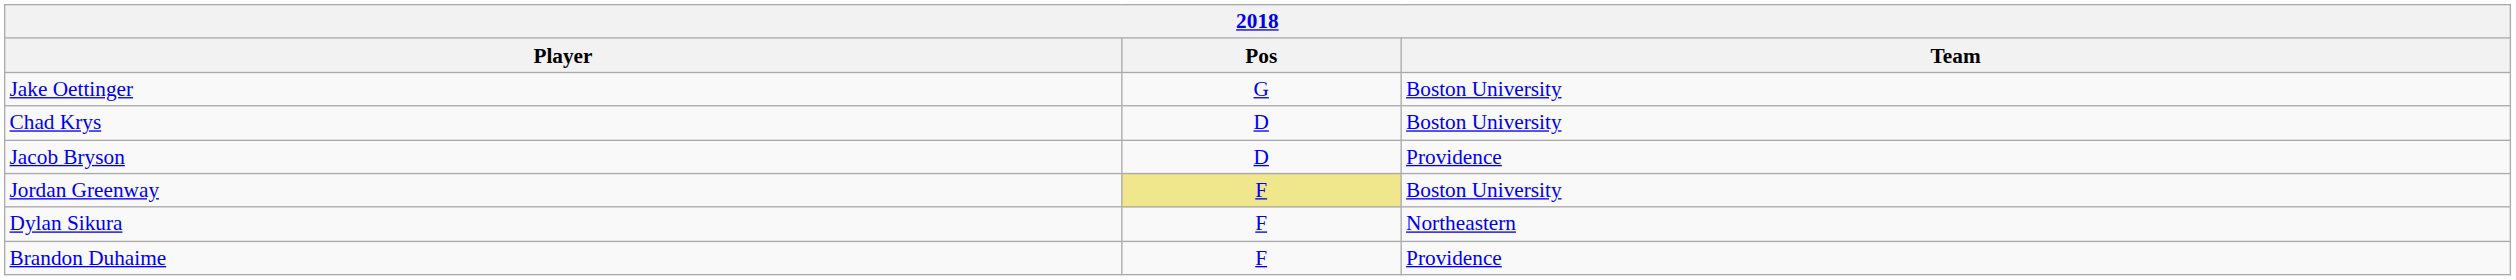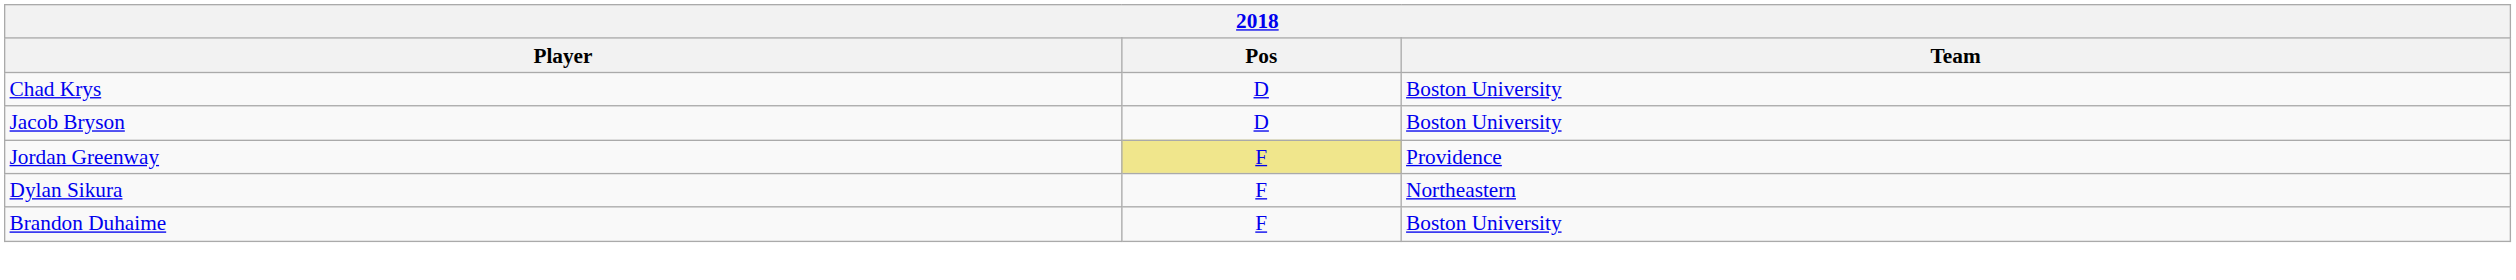- row: (71, 88)
(1454, 156) Providence -> (1484, 122) Boston University
(1484, 190) Boston University -> (1454, 156) Providence
(1454, 257) Providence -> (1484, 223) Boston University
